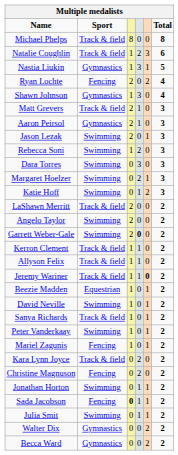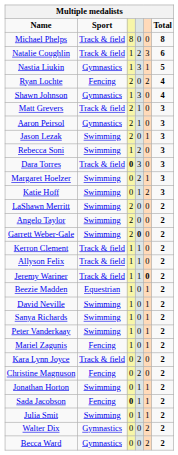(102, 164) Swimming -> (102, 164) Track & field
(131, 164) normal -> (131, 164) bold
(102, 206) Track & field -> (102, 206) Swimming
(102, 317) Track & field -> (102, 317) Swimming
